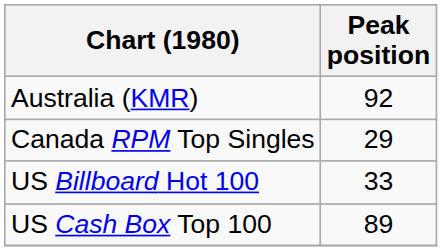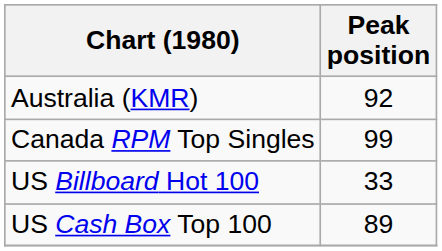(378, 139) 29 -> (378, 139) 99
